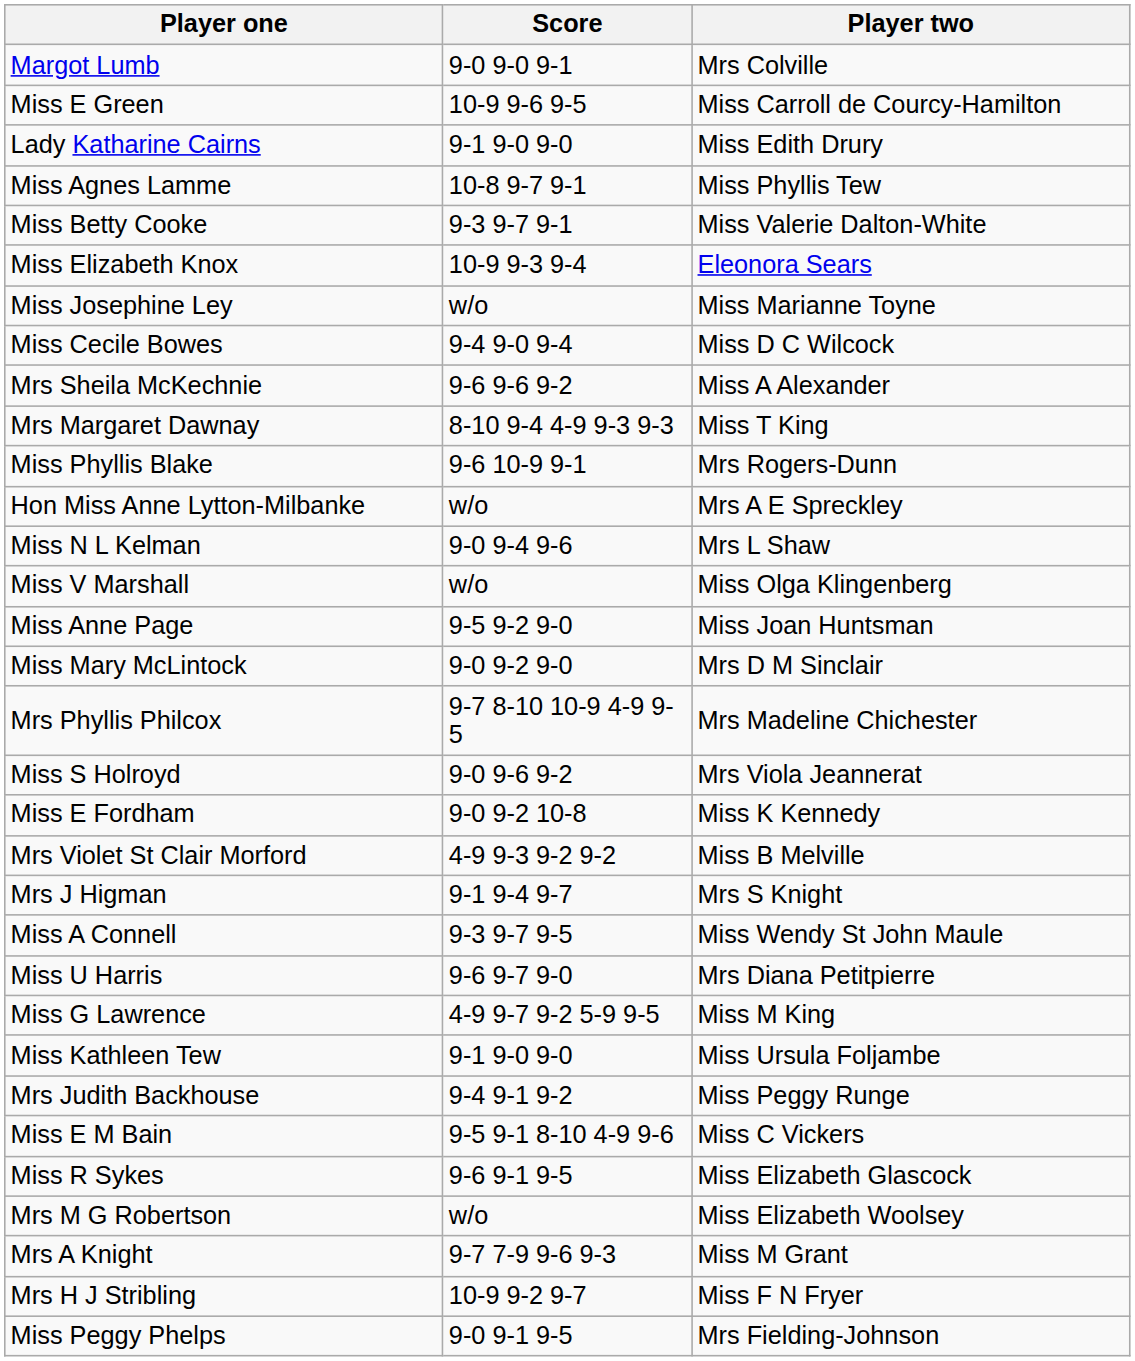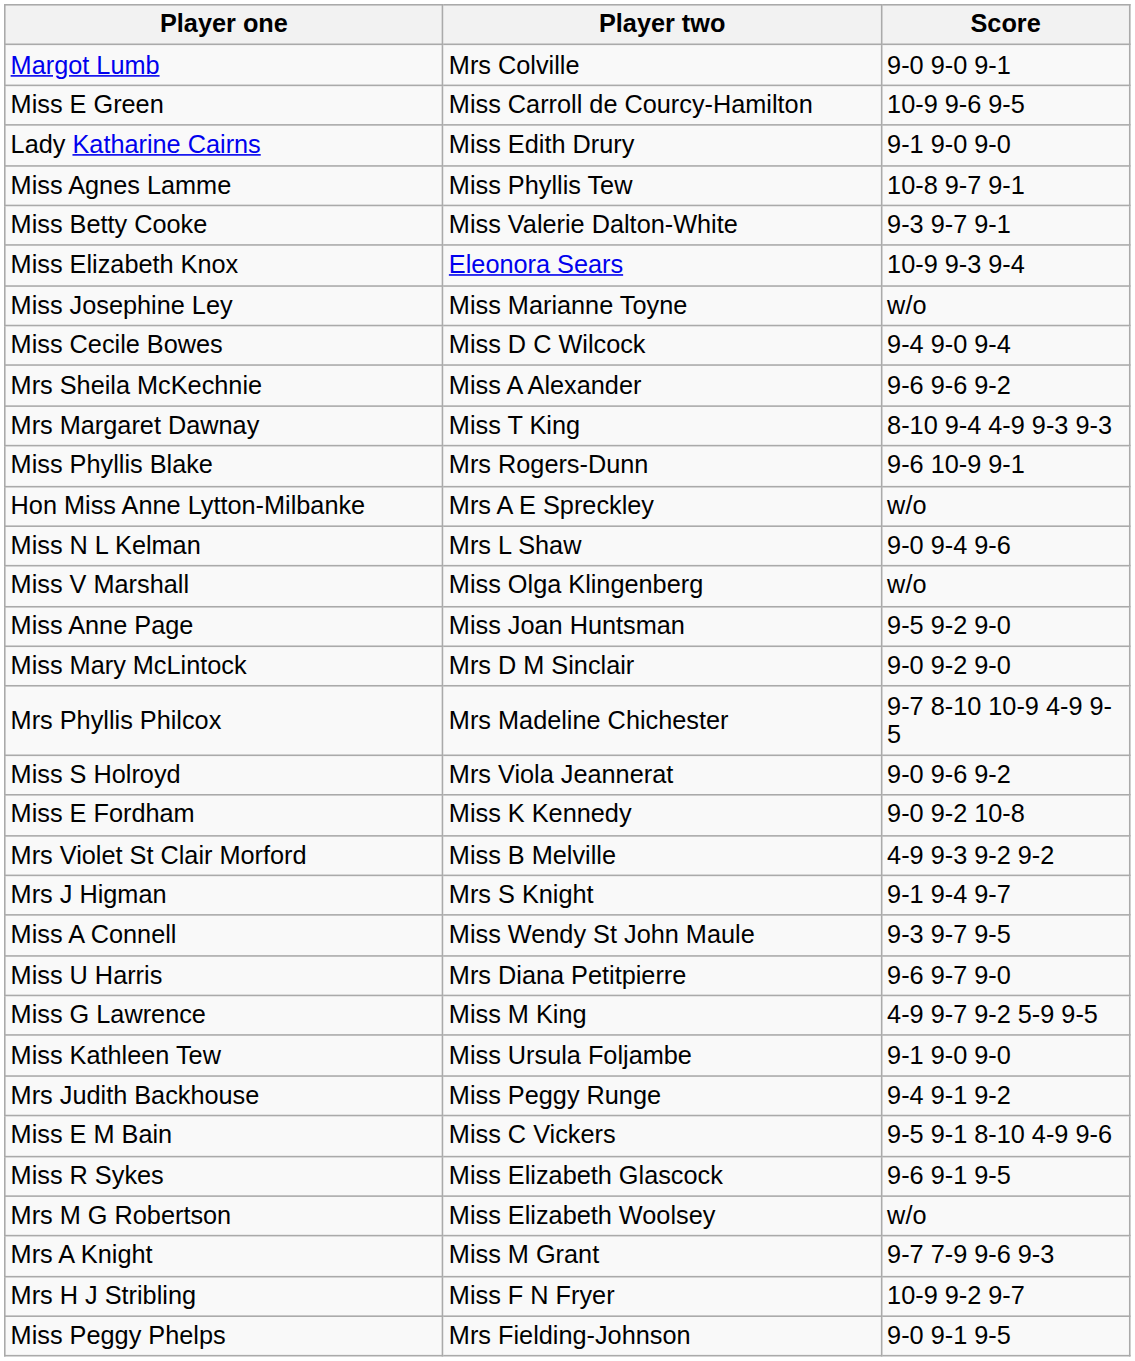columns swapped: (911, 24) <-> (567, 24)
